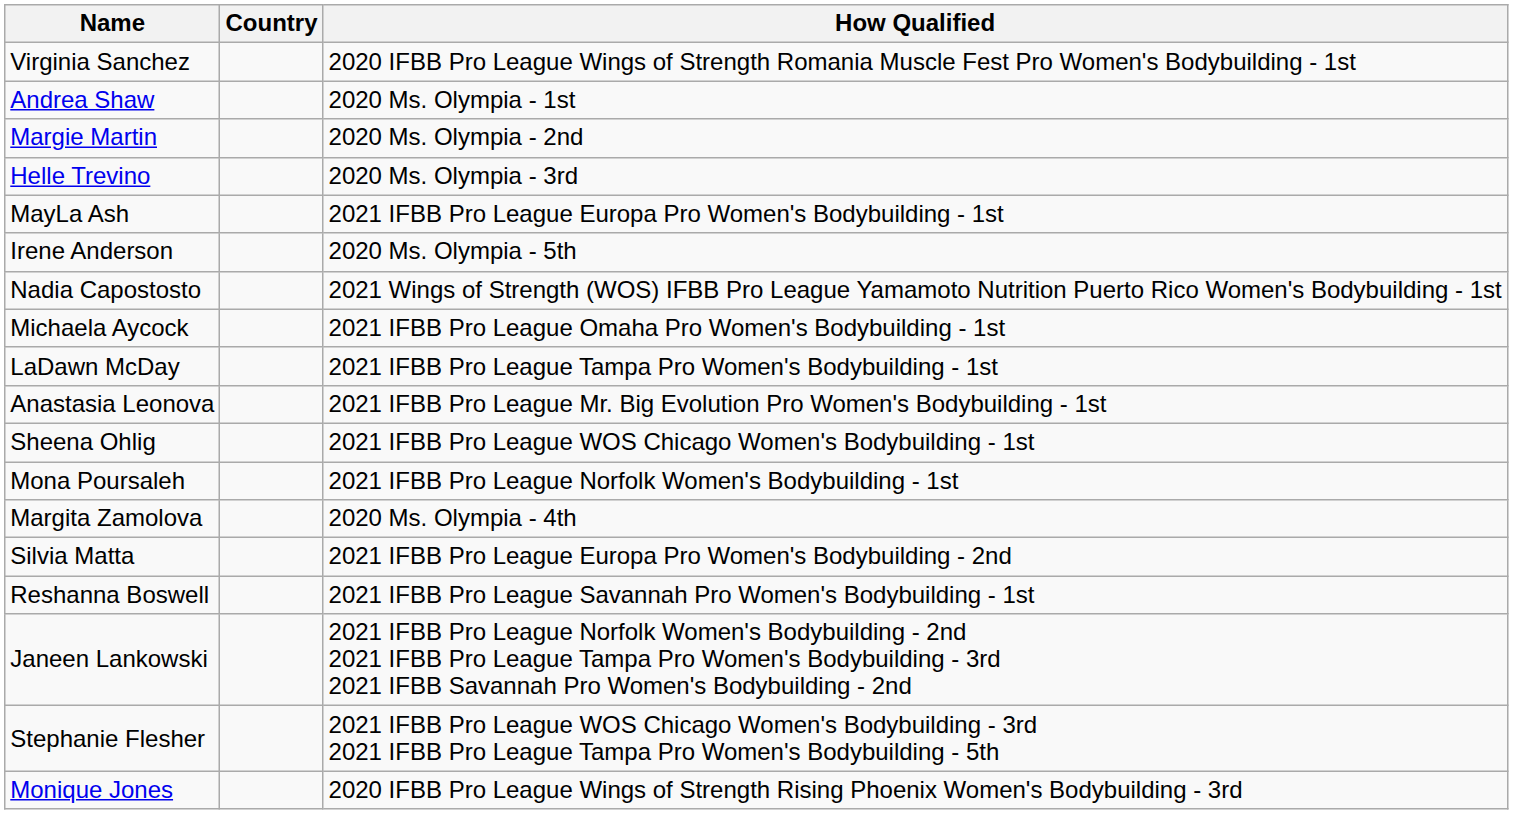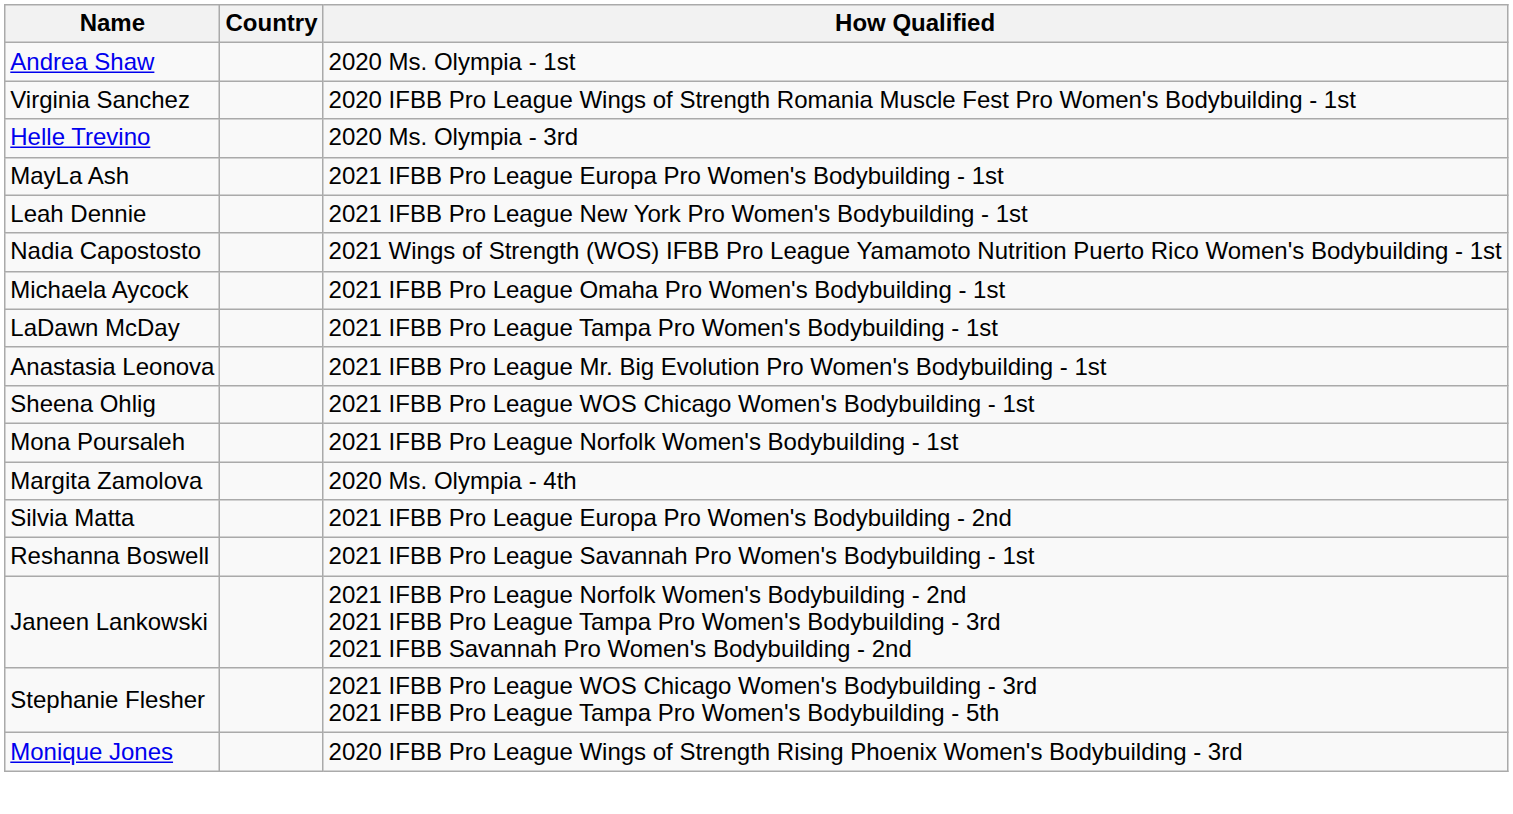rows swapped: (100, 61) <-> (82, 99)
- row: (84, 137)
- row: (92, 251)
+ row: (78, 213)
